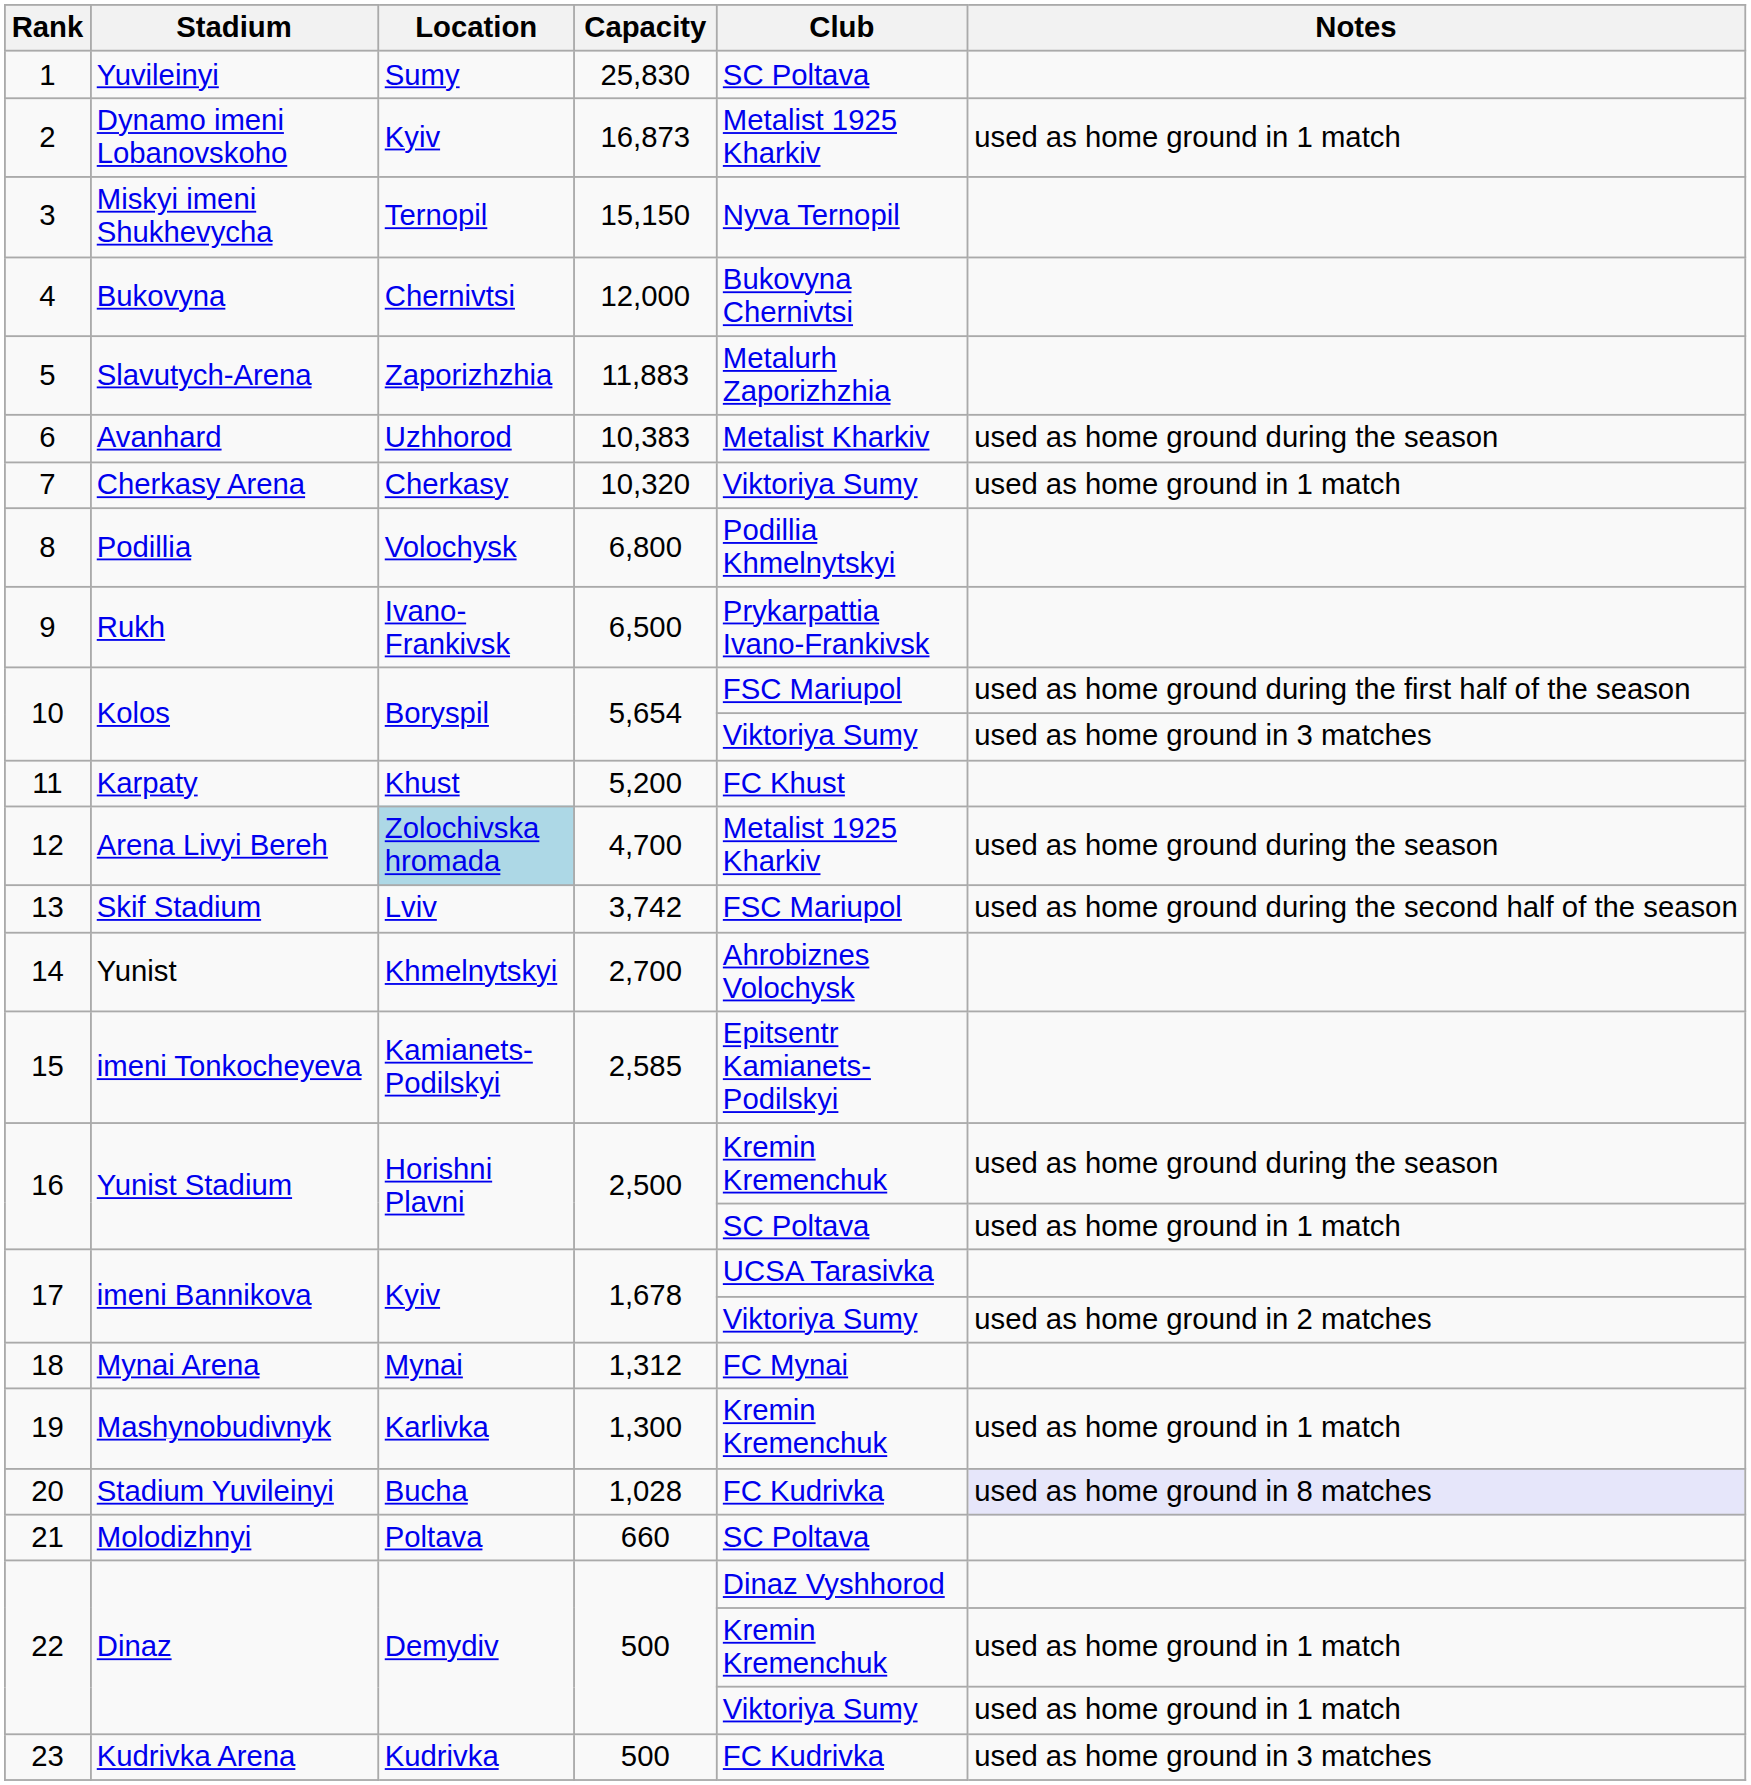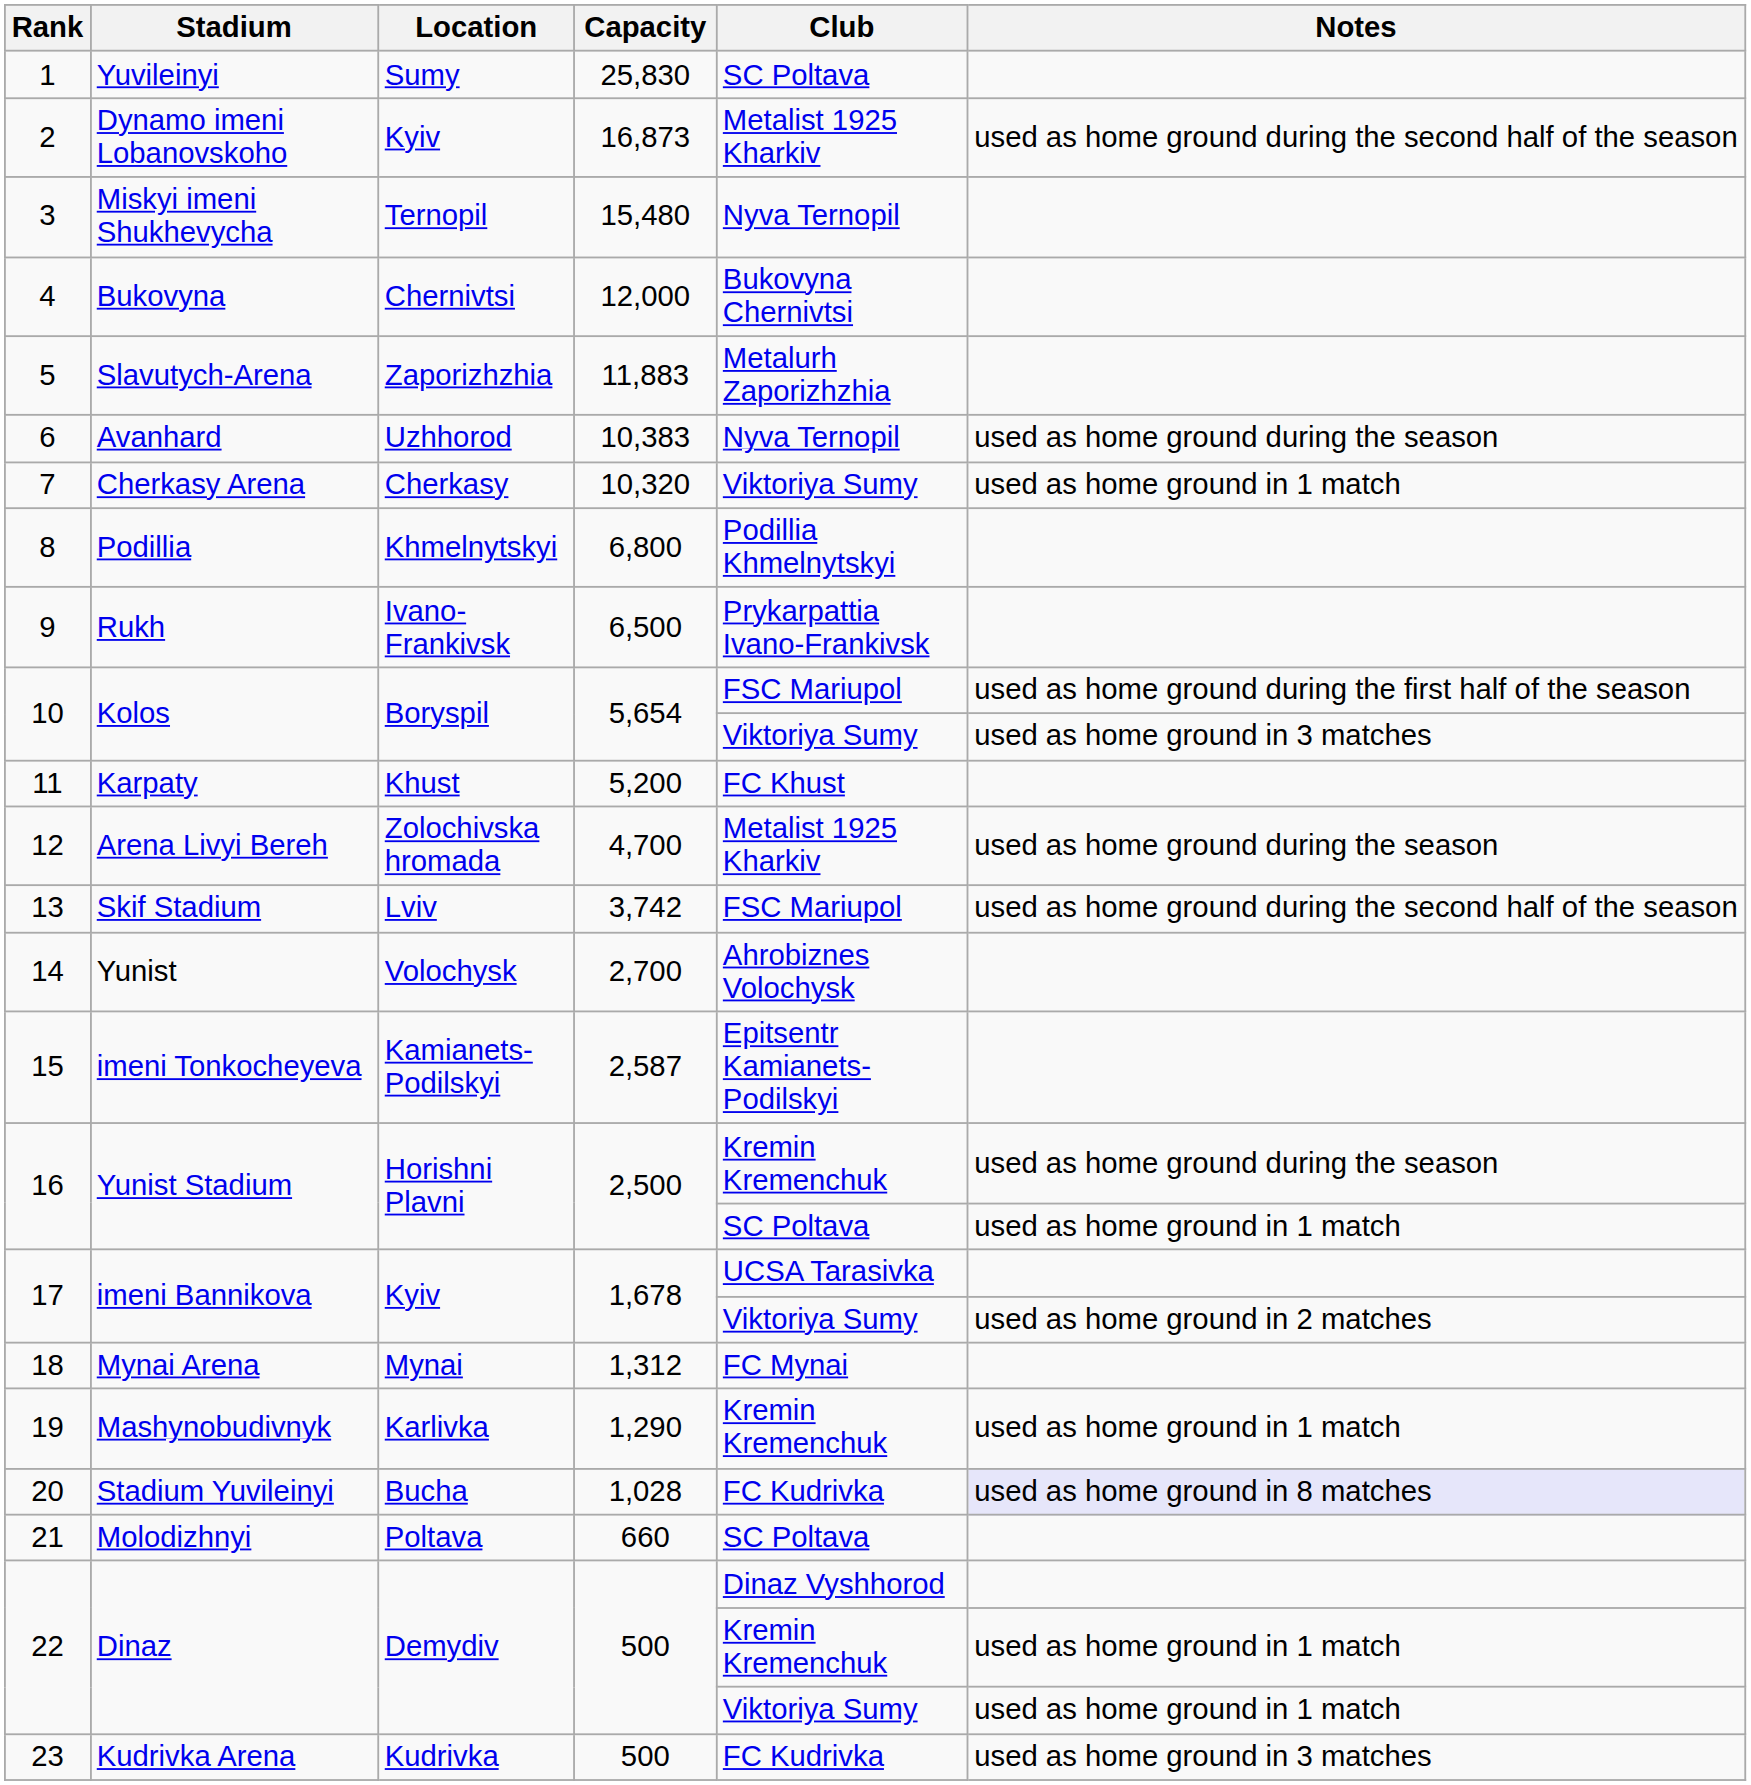(1187, 137) used as home ground in 1 match -> (1356, 137) used as home ground during the second half of the season
(645, 216) 15,150 -> (645, 216) 15,480
(826, 438) Metalist Kharkiv -> (811, 438) Nyva Ternopil
(451, 547) Volochysk -> (471, 547) Khmelnytskyi
(462, 845) lightblue background -> (462, 845) no background
(471, 971) Khmelnytskyi -> (451, 971) Volochysk
(645, 1067) 2,585 -> (645, 1067) 2,587
(645, 1428) 1,300 -> (645, 1428) 1,290
